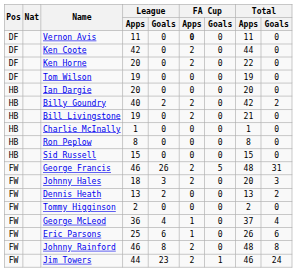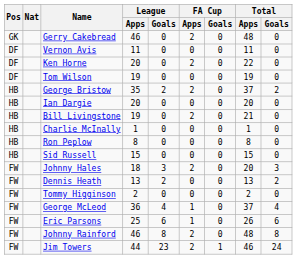+ row: (79, 37)
(192, 37) bold -> (192, 50) normal
- row: (65, 50)
+ row: (77, 90)
- row: (75, 103)
- row: (77, 169)
